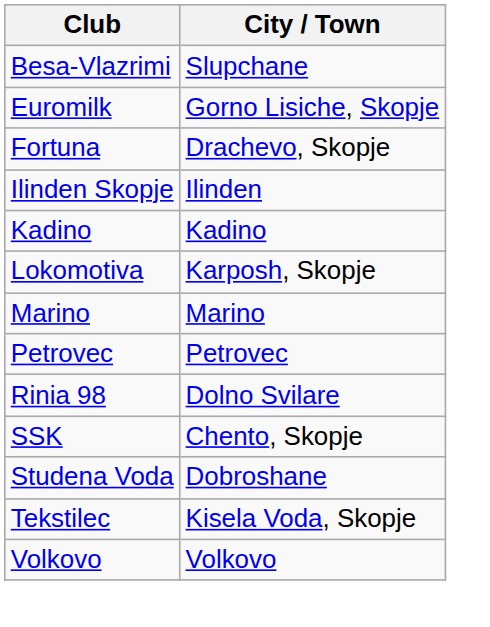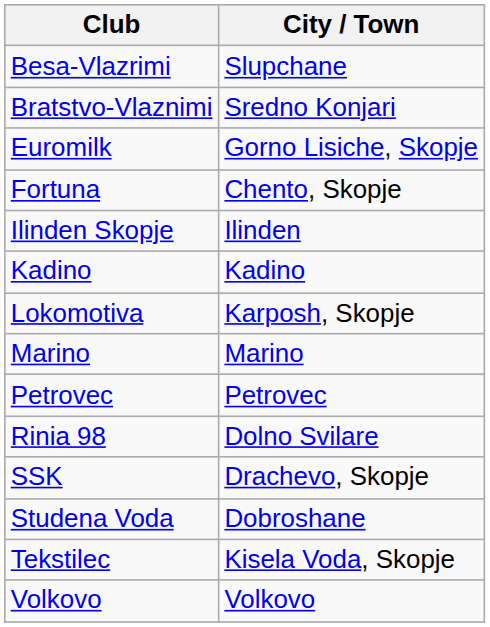+ row: (112, 107)
(288, 148) Drachevo, Skopje -> (313, 189) Chento, Skopje
(274, 436) Chento, Skopje -> (327, 477) Drachevo, Skopje
